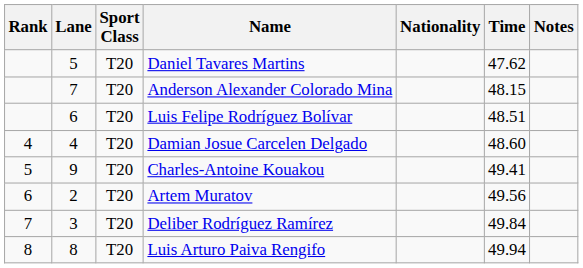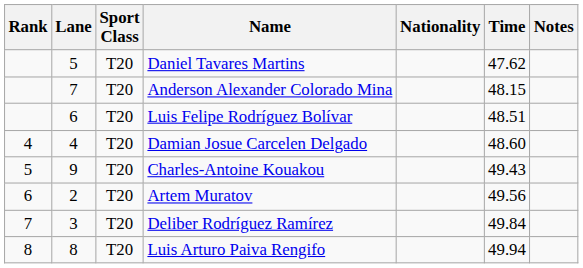(507, 169) 49.41 -> (507, 169) 49.43
